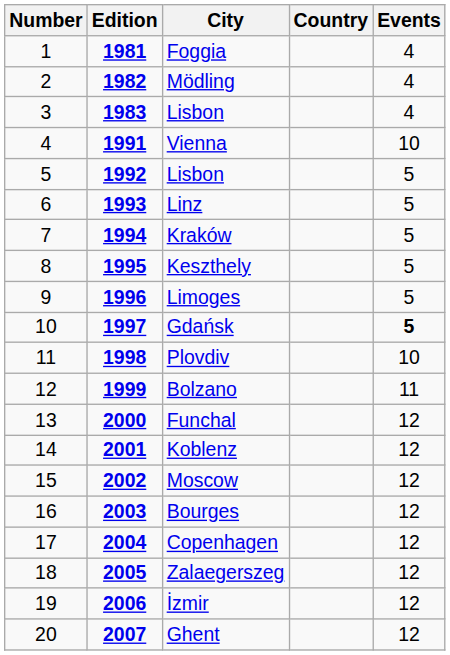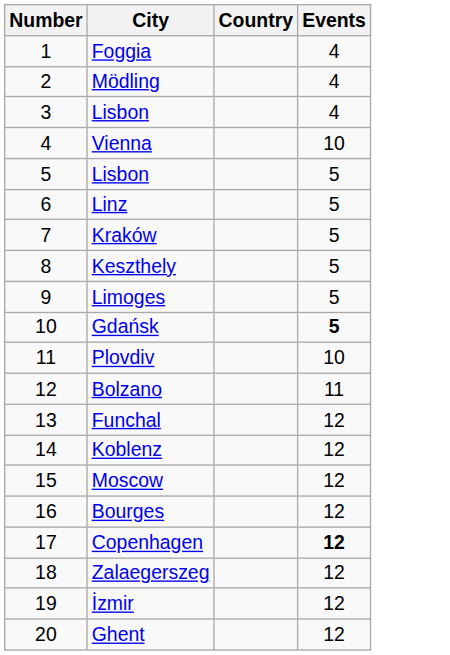- column: (125, 20)
(409, 543) normal -> (334, 543) bold
